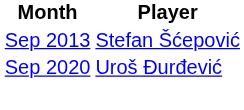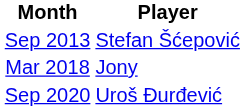+ row: (48, 67)
